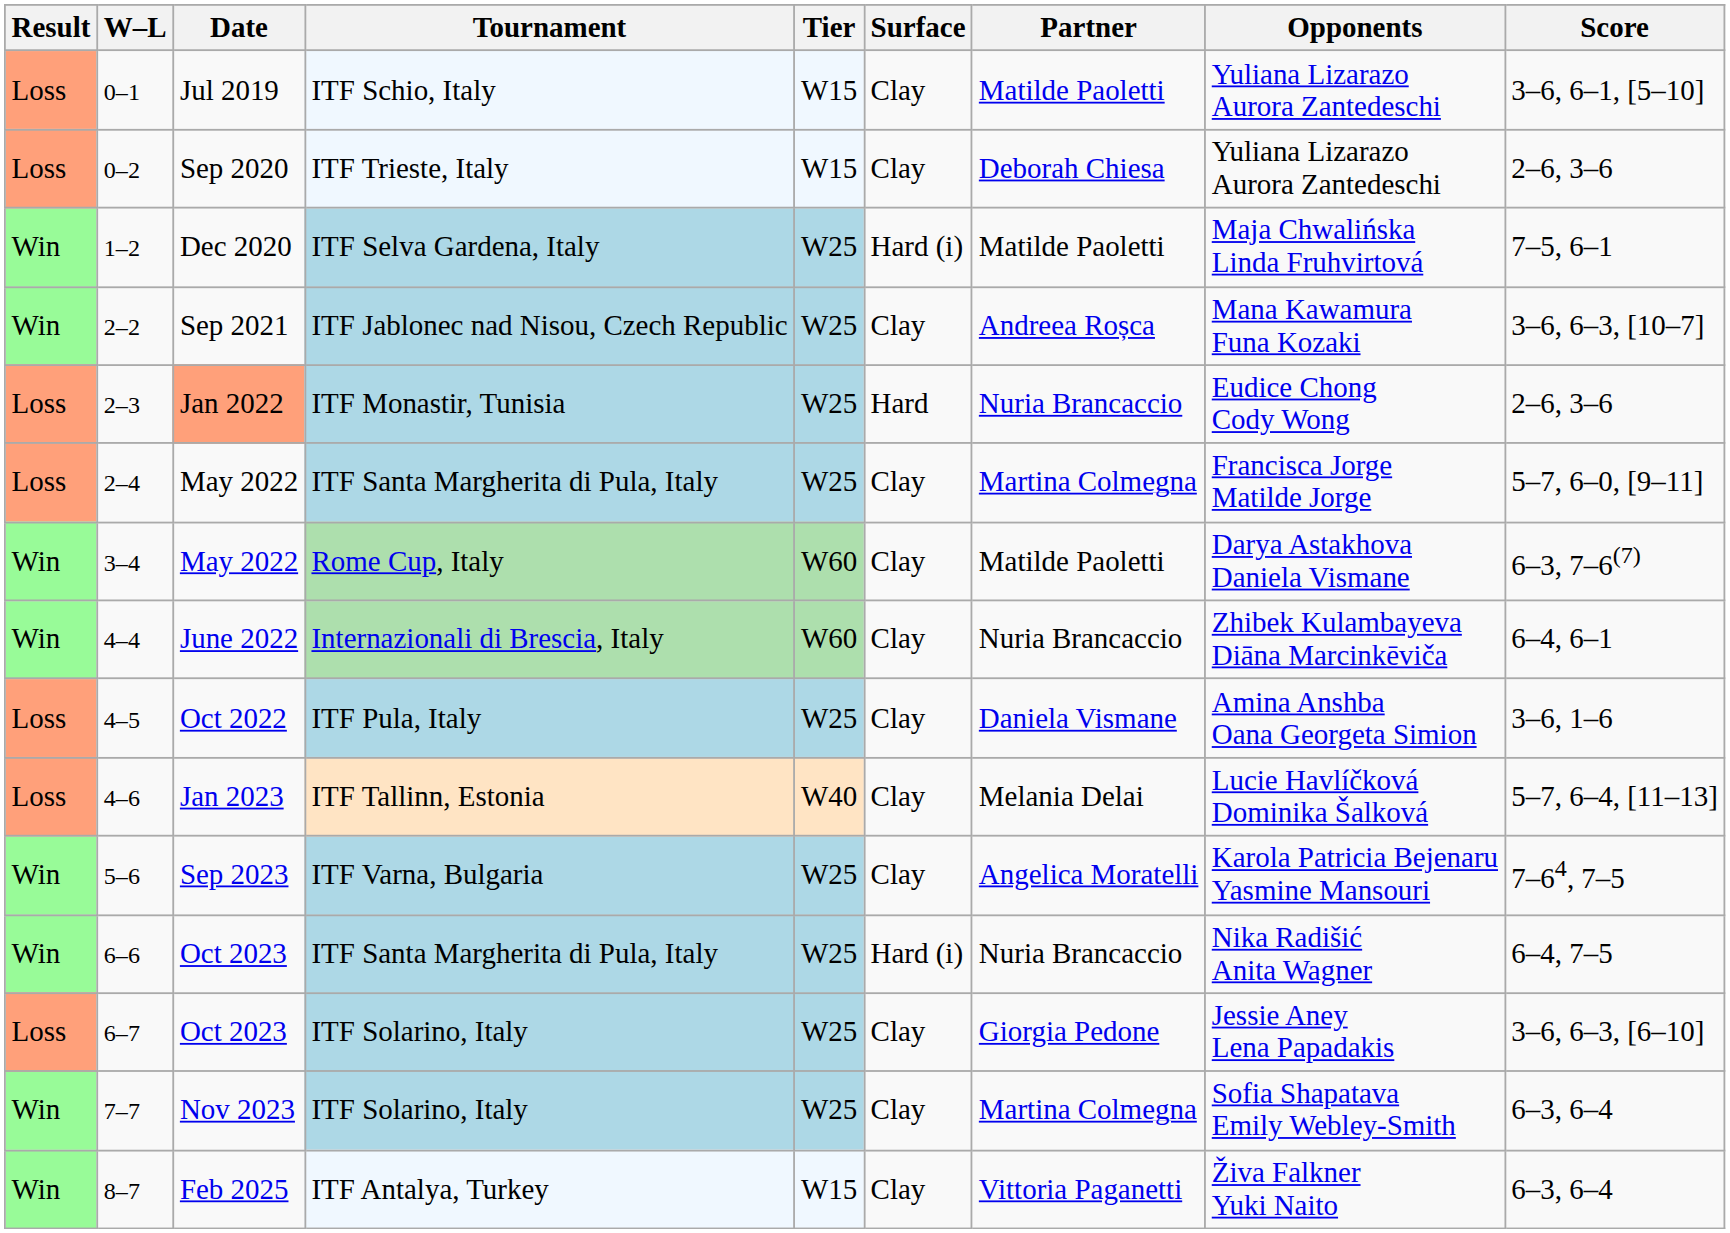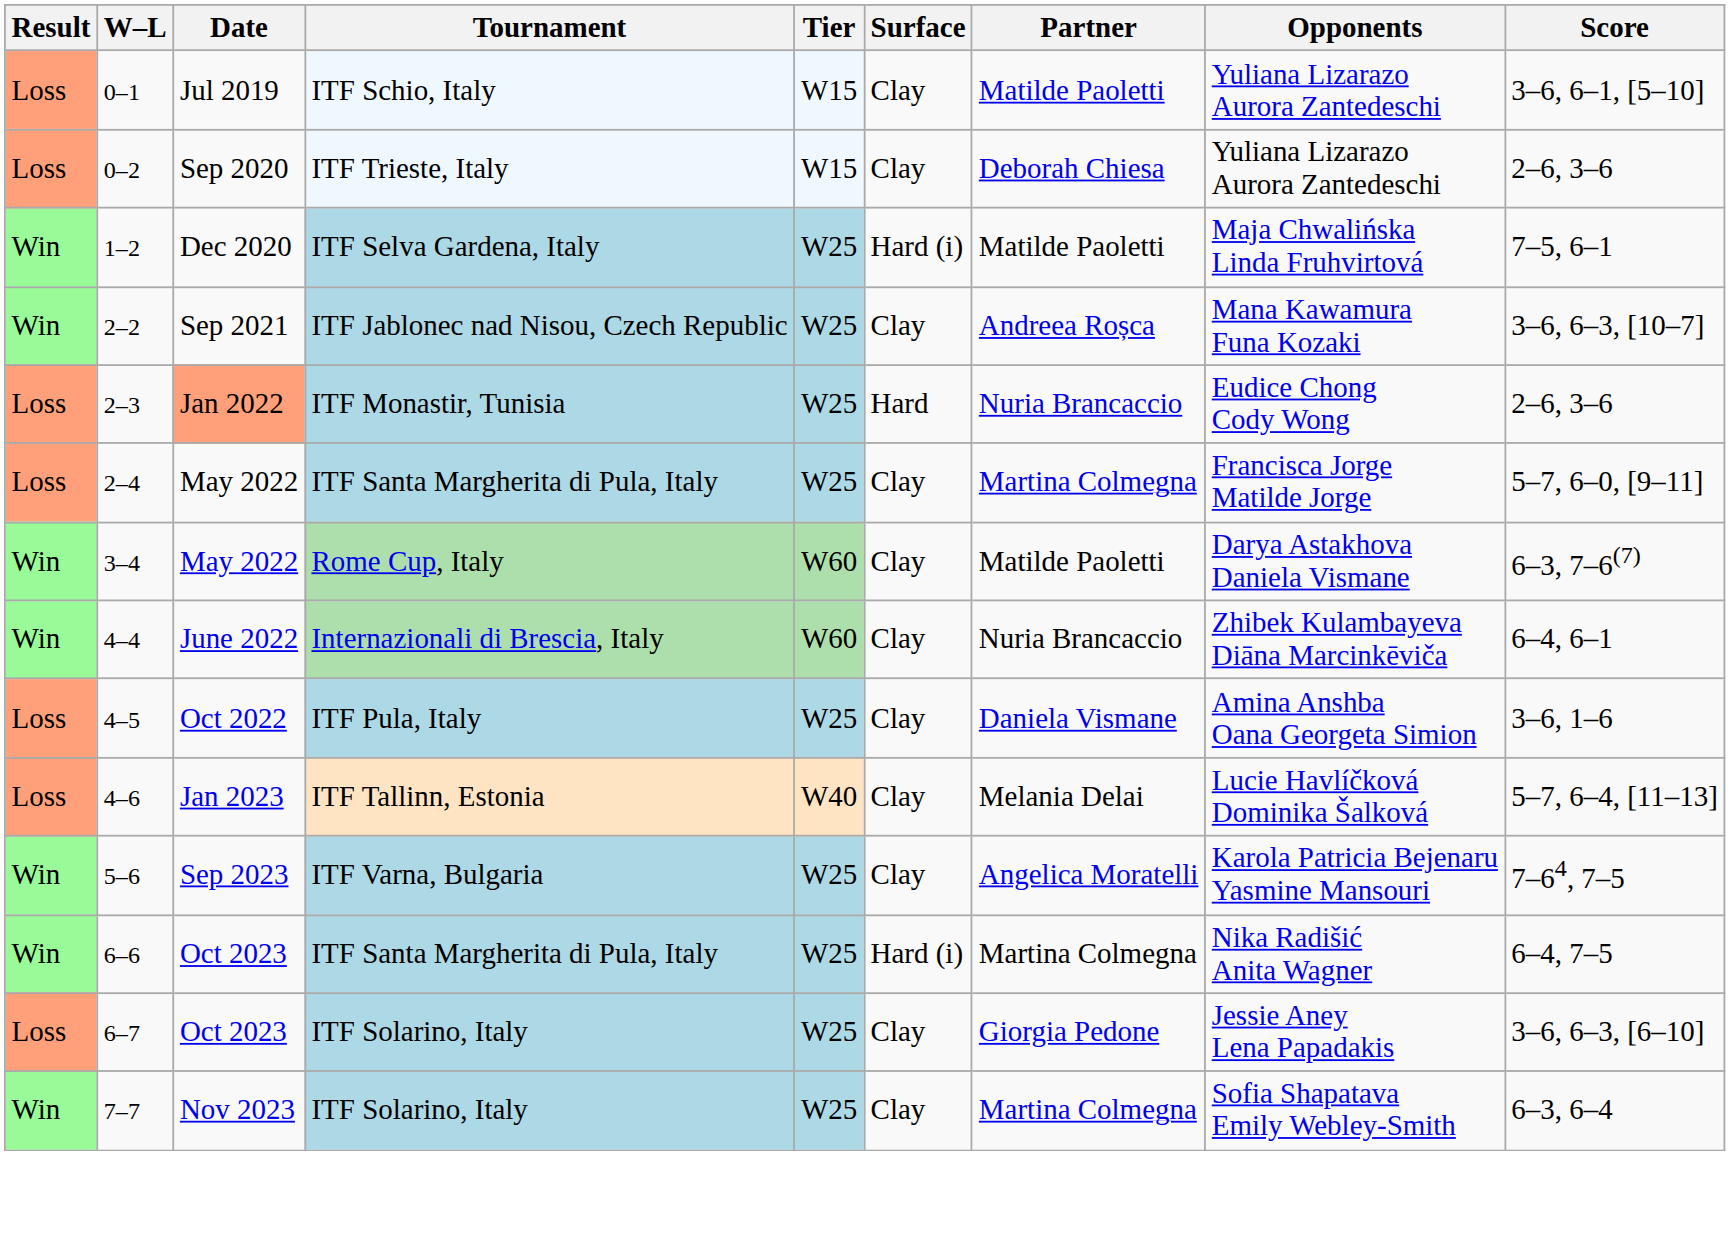(1081, 953) Nuria Brancaccio -> (1088, 953) Martina Colmegna
- row: (122, 1190)
